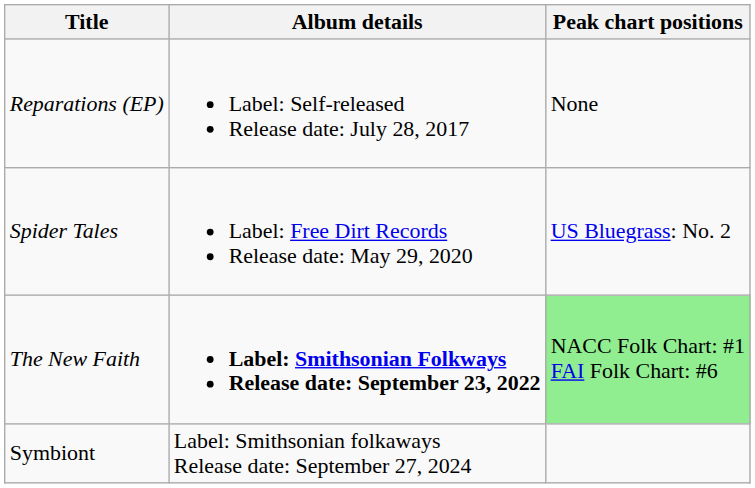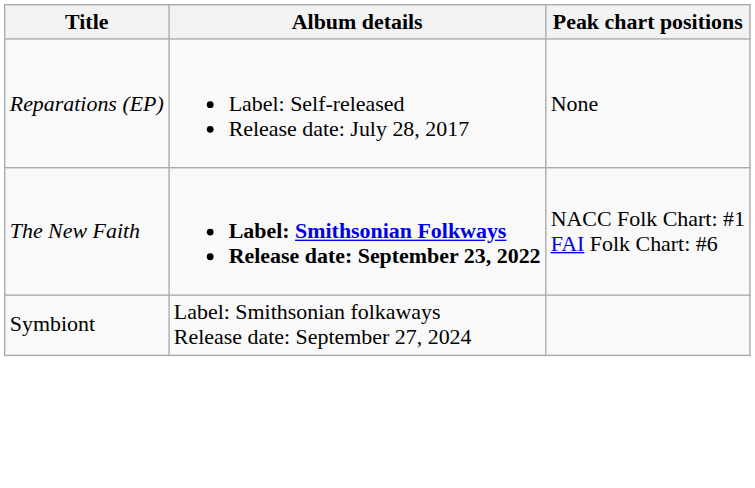- row: (64, 231)
(648, 359) lightgreen background -> (648, 231) no background
